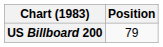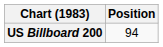(132, 33) 79 -> (132, 33) 94
